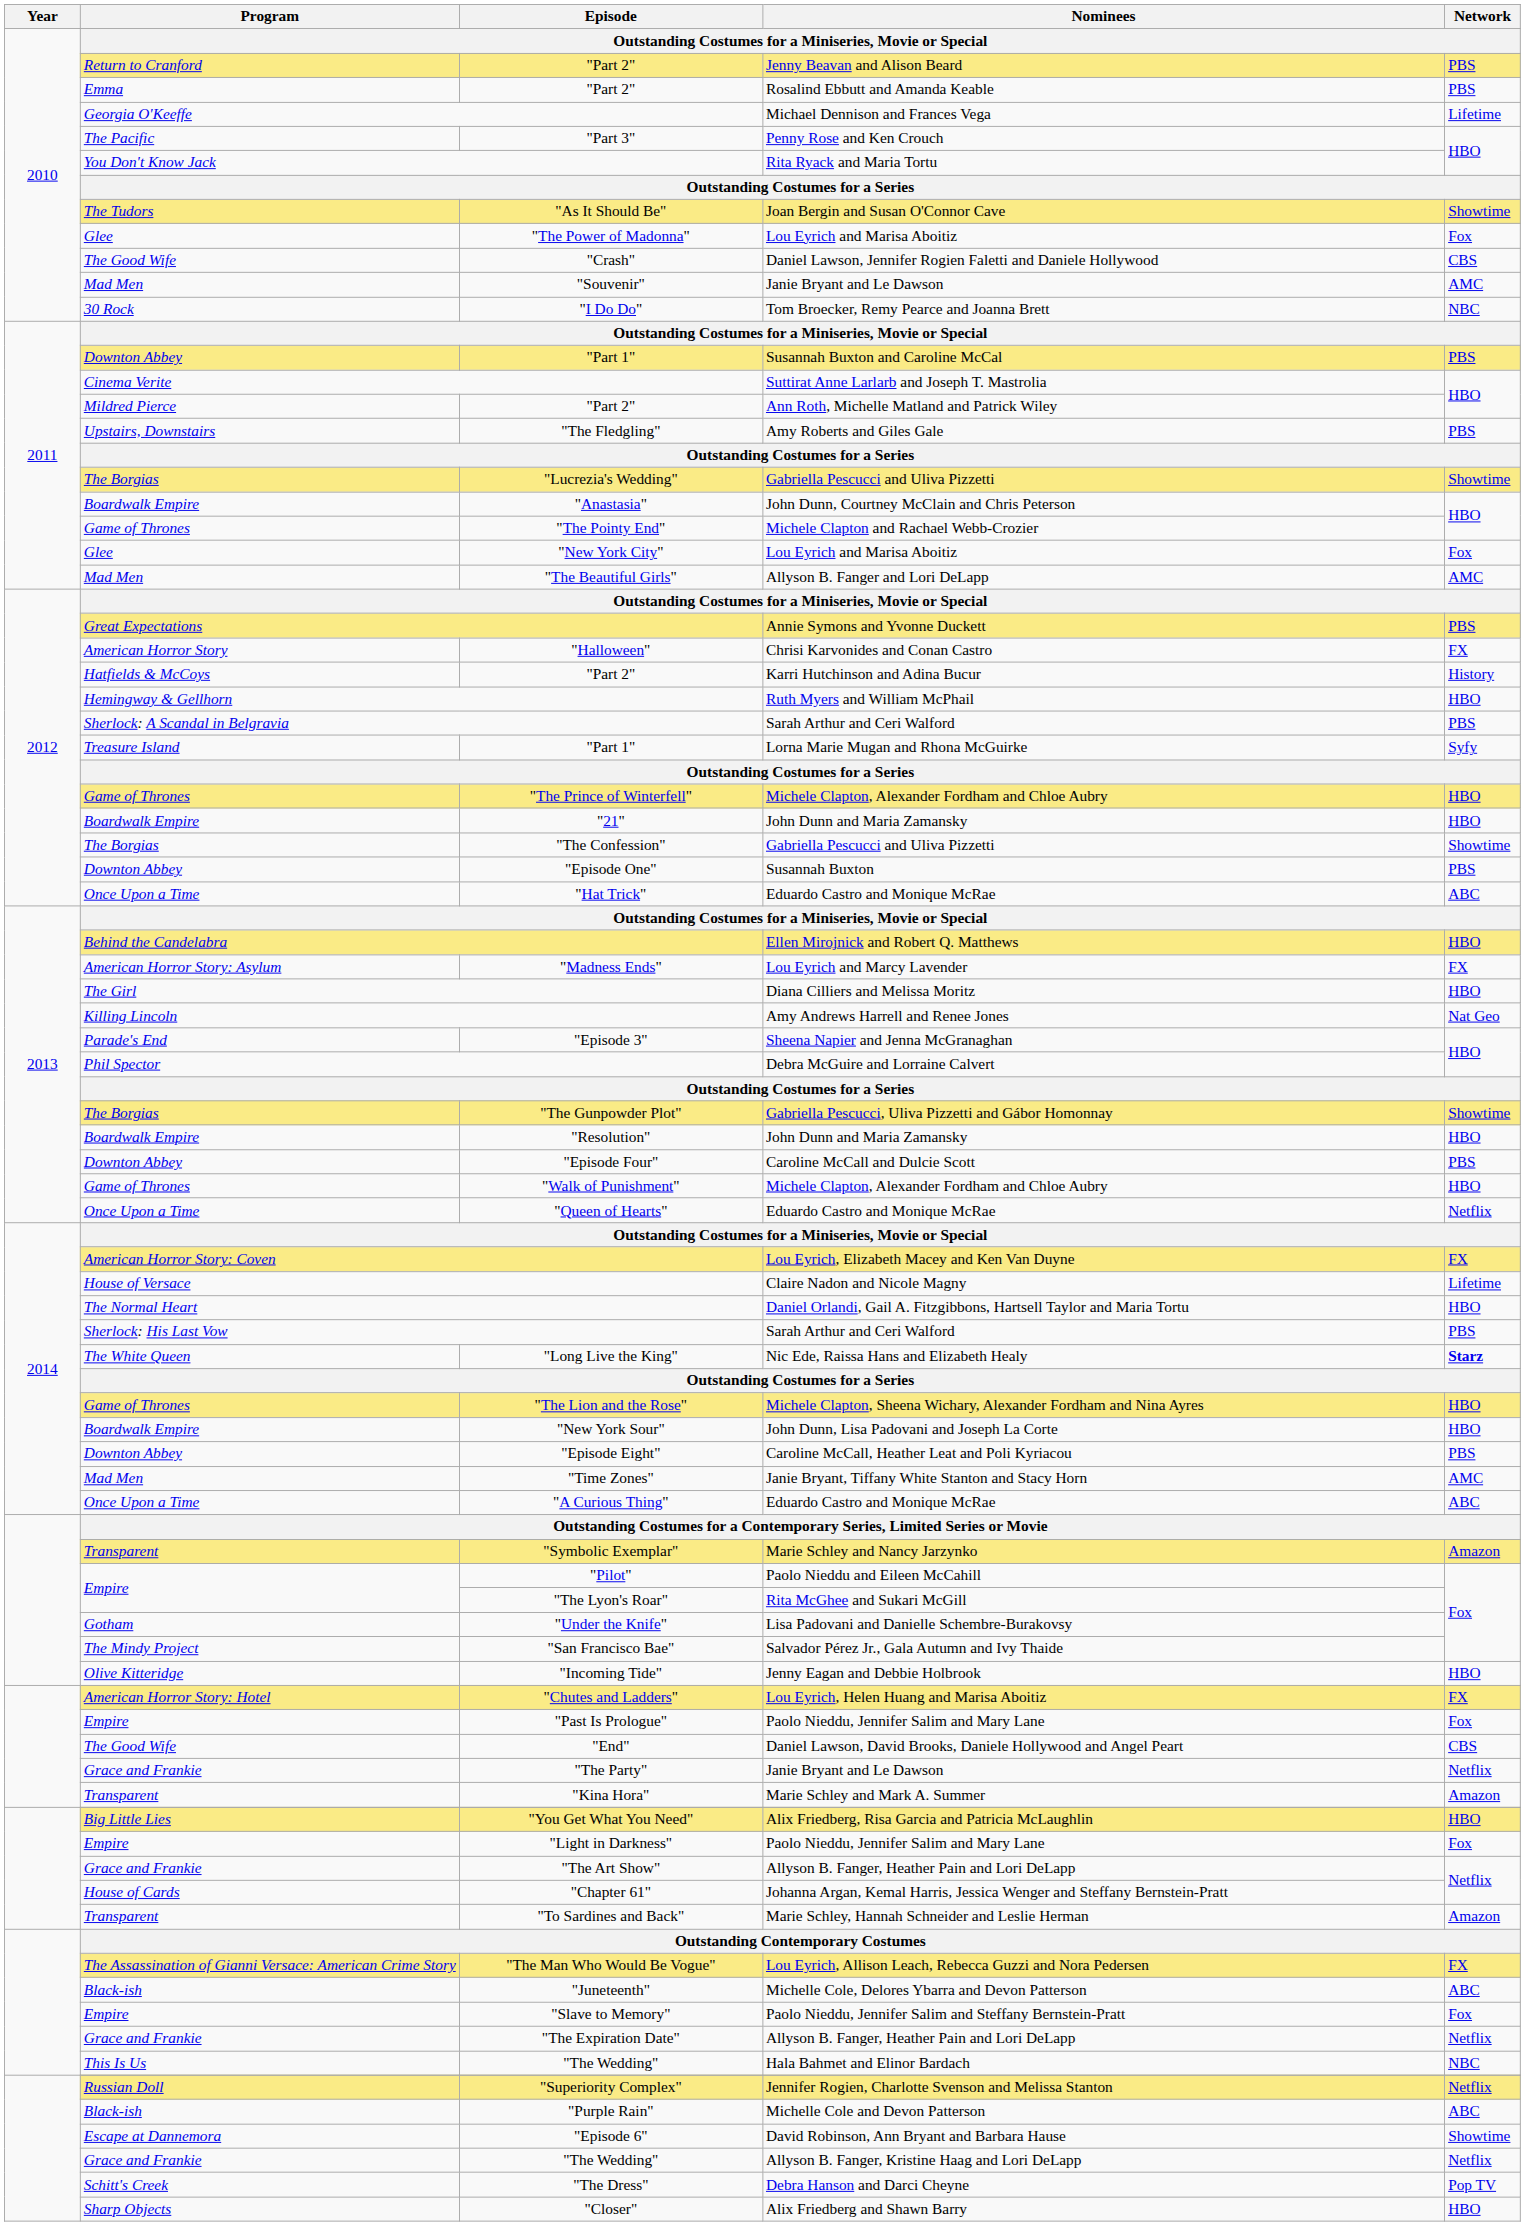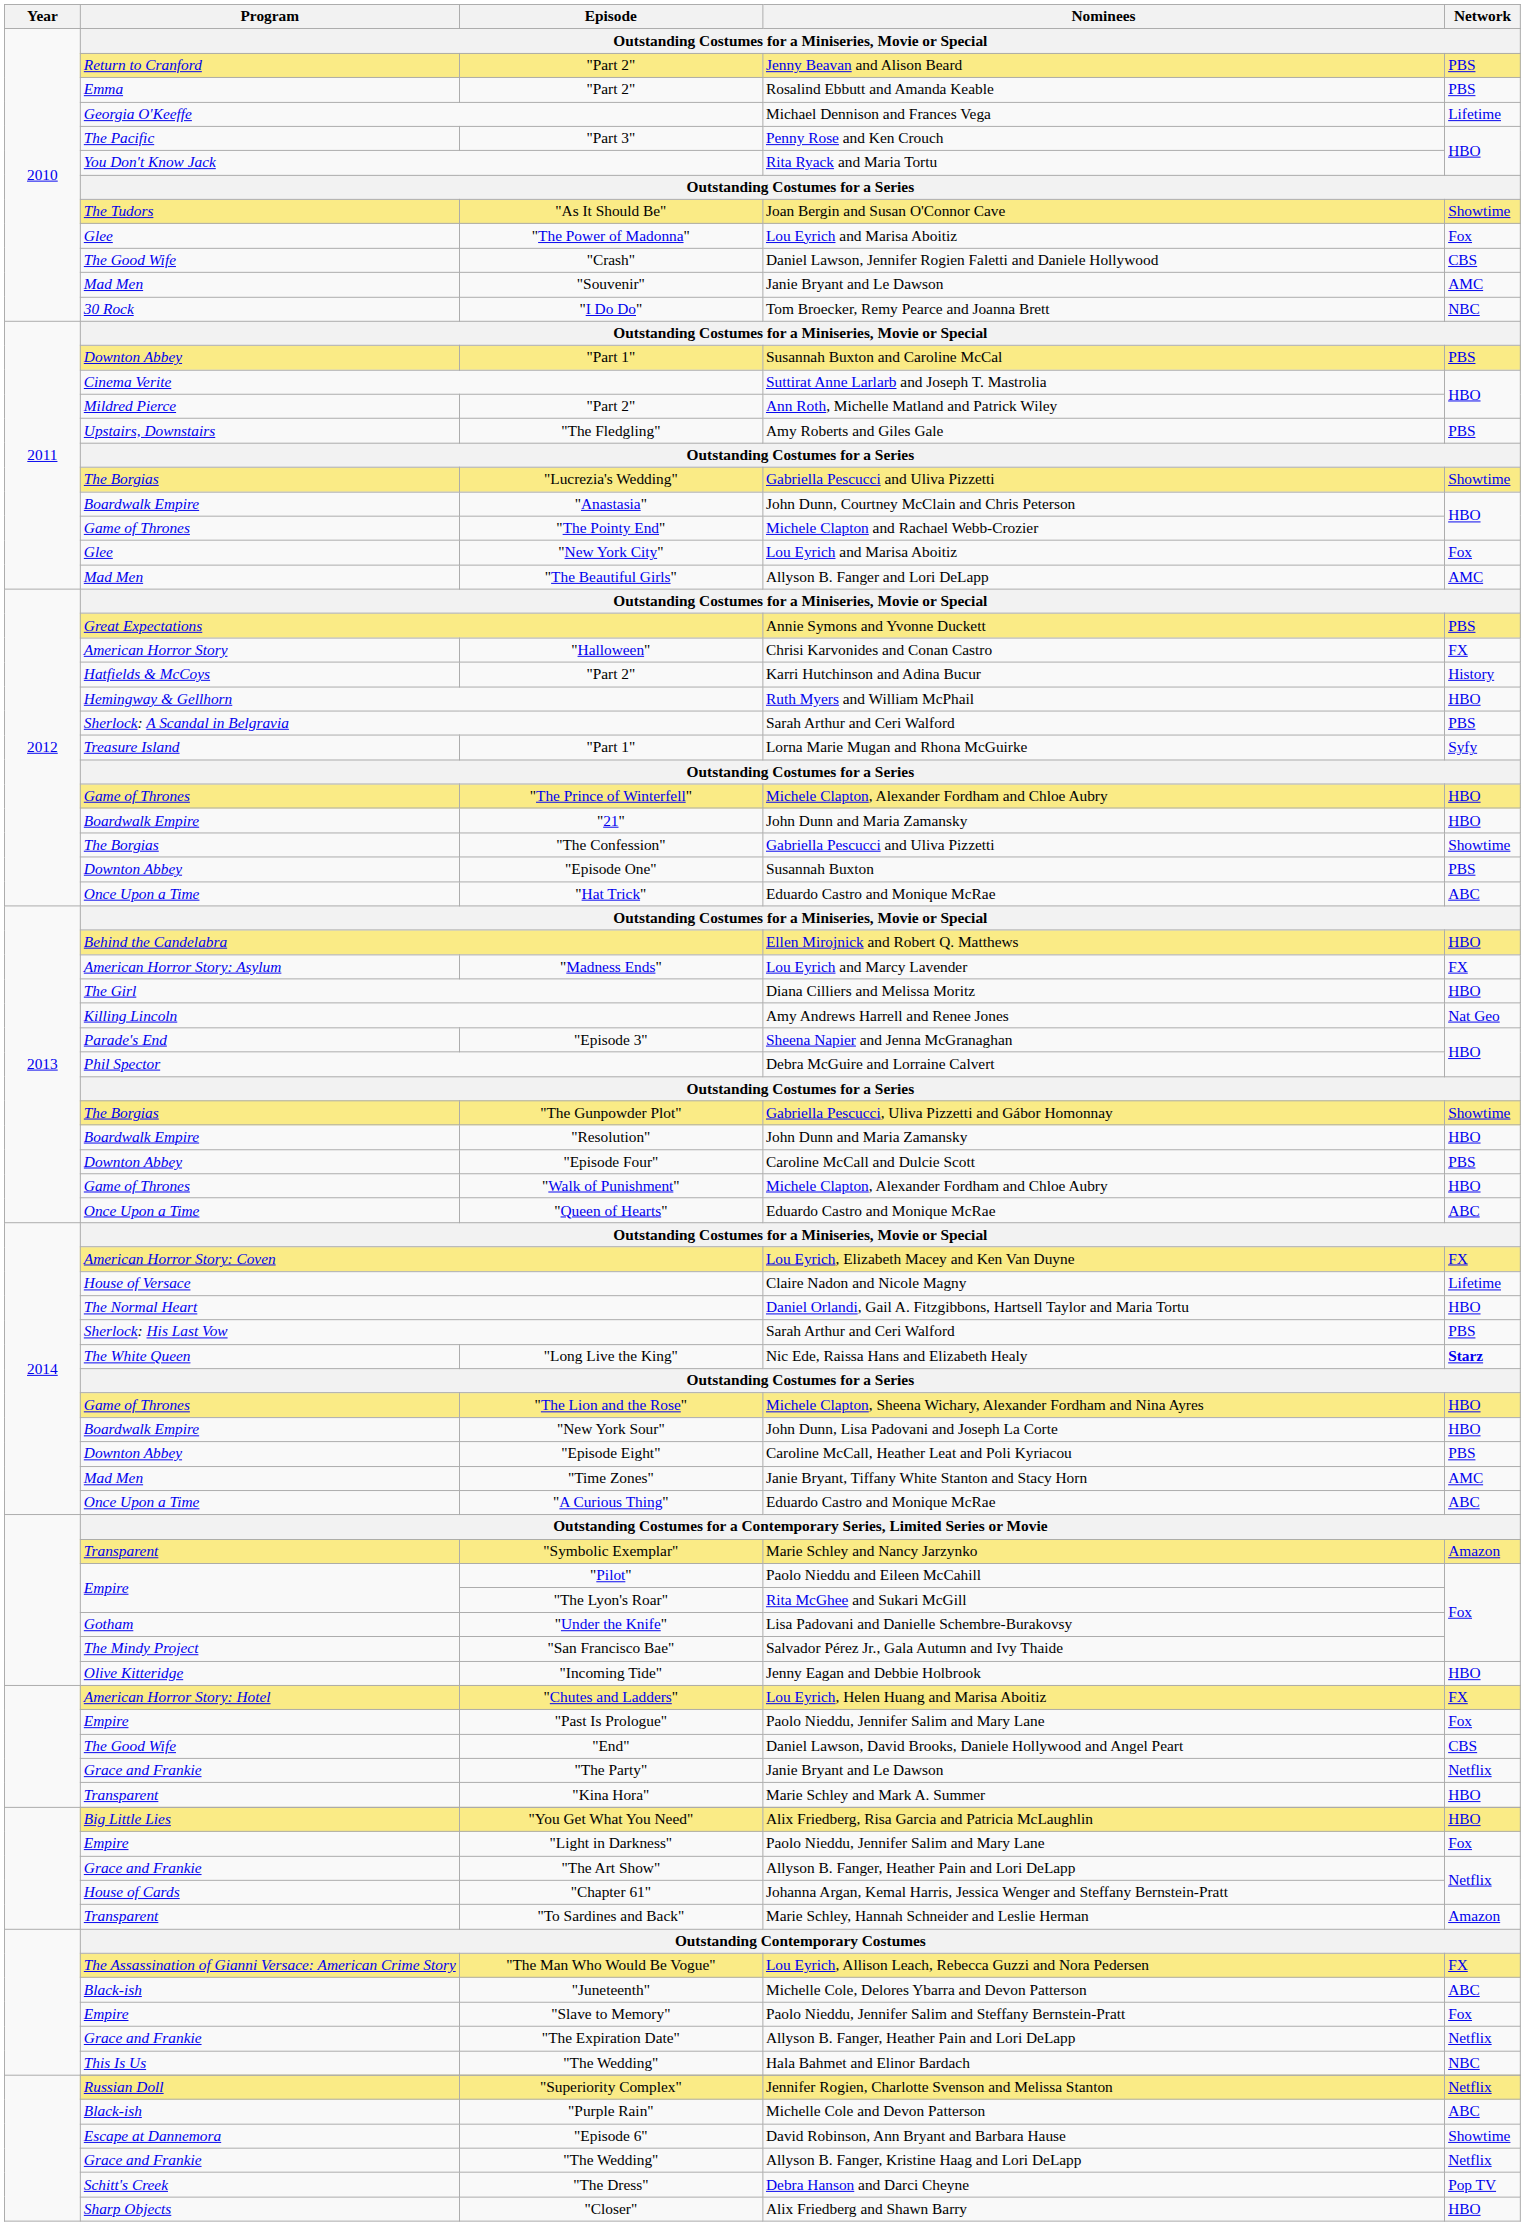(1470, 1210) Netflix -> (1464, 1210) ABC
(1474, 1794) Amazon -> (1464, 1794) HBO
